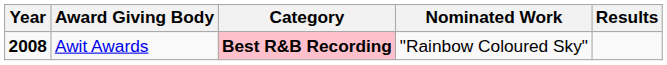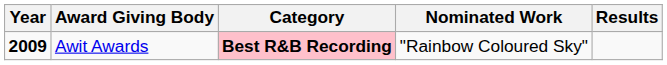(28, 45) 2008 -> (28, 45) 2009
